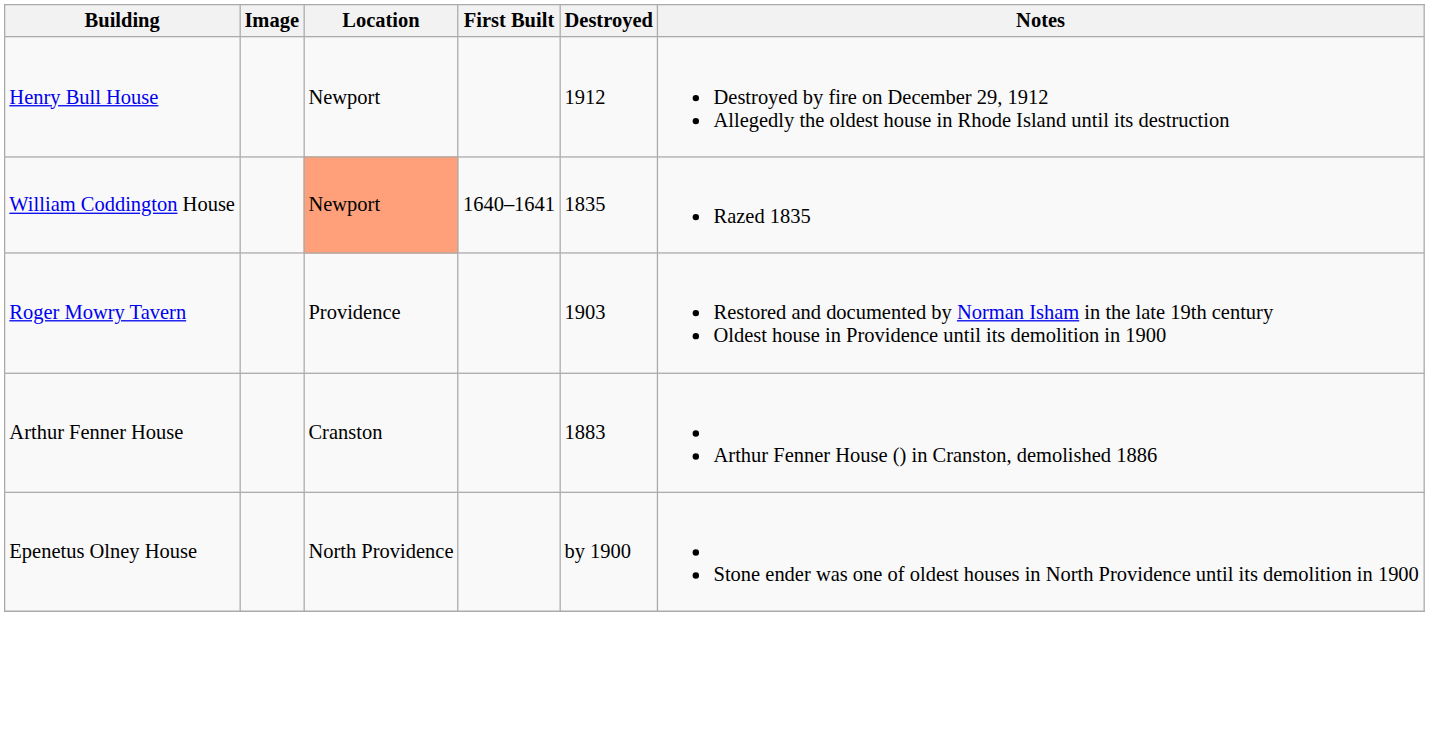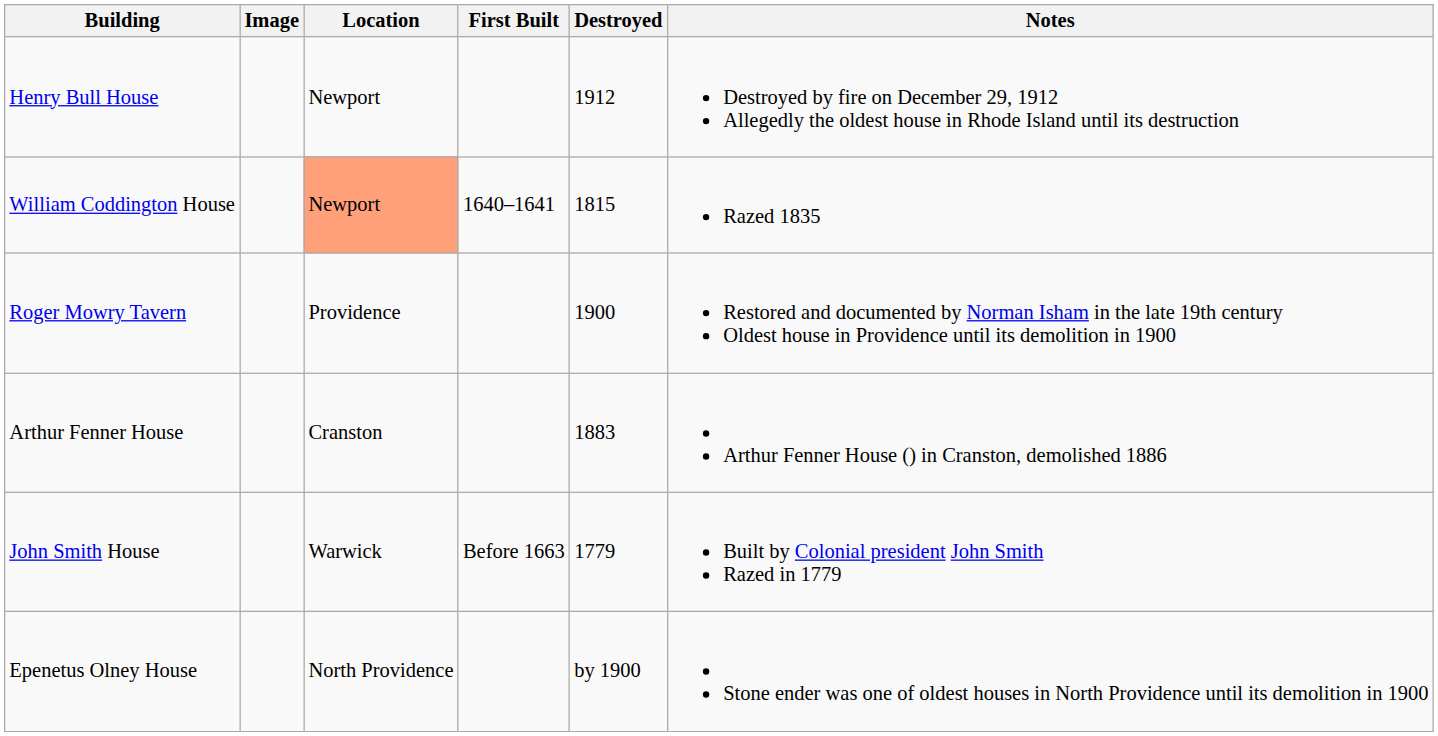(585, 204) 1835 -> (595, 204) 1815
(585, 312) 1903 -> (595, 312) 1900
+ row: (84, 551)
